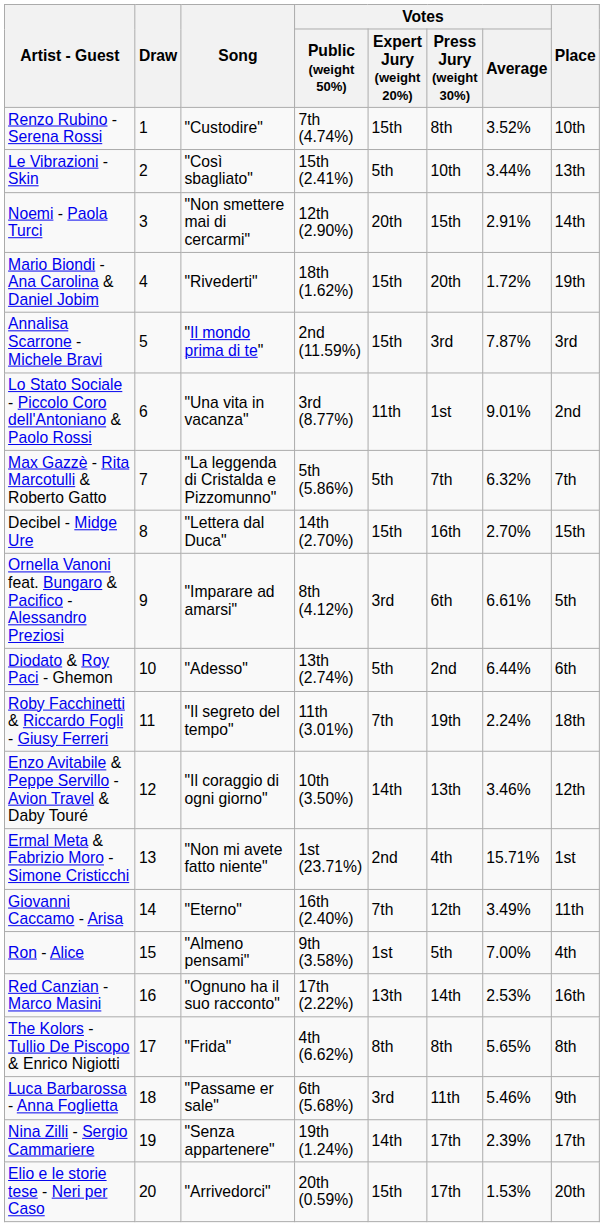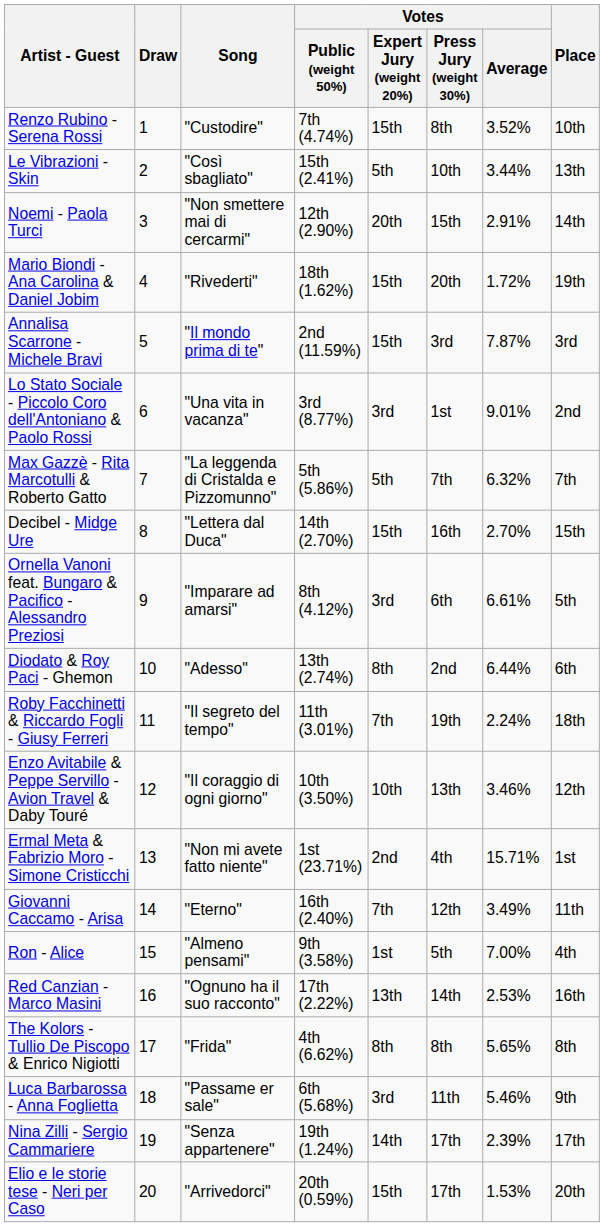(386, 411) 11th -> (383, 411) 3rd
(383, 669) 5th -> (383, 669) 8th
(387, 790) 14th -> (387, 790) 10th
